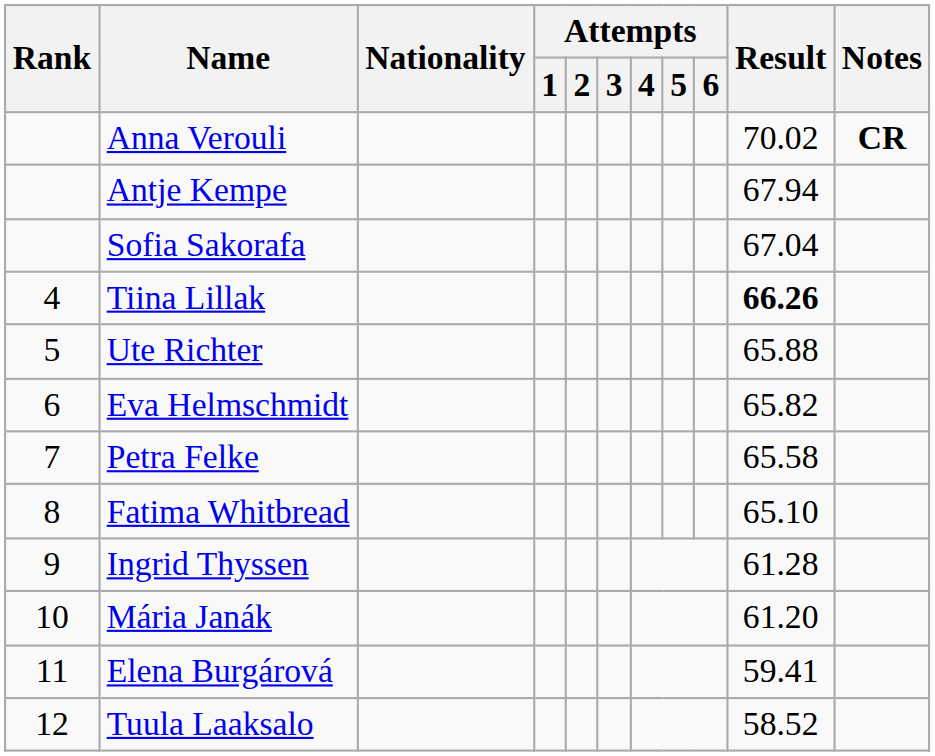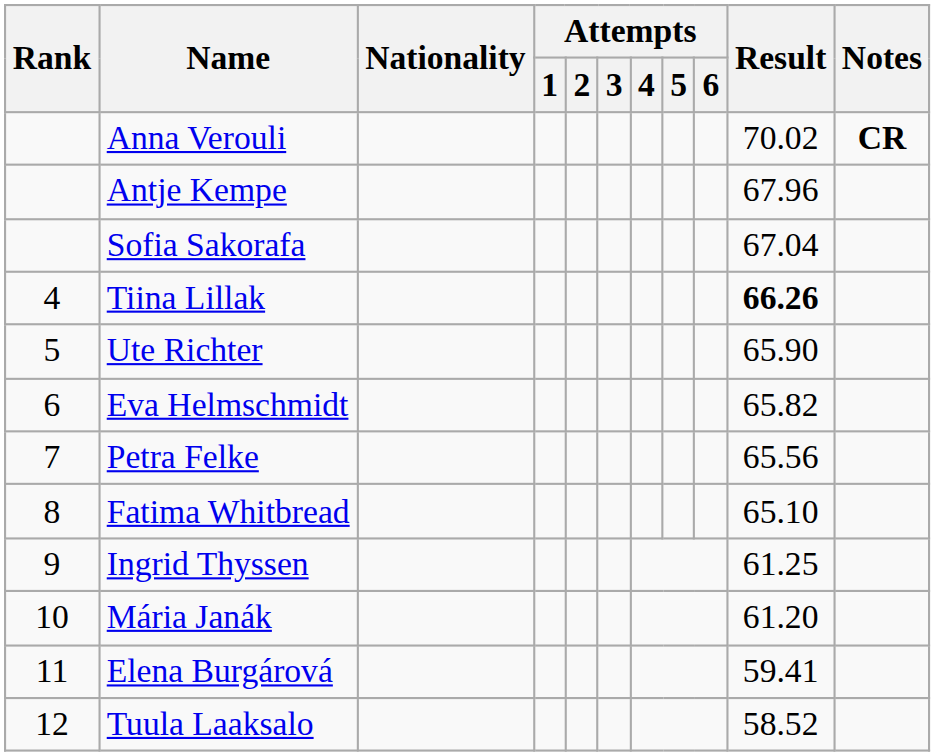(781, 191) 67.94 -> (781, 191) 67.96
(781, 350) 65.88 -> (781, 350) 65.90
(781, 457) 65.58 -> (781, 457) 65.56
(781, 564) 61.28 -> (781, 564) 61.25
